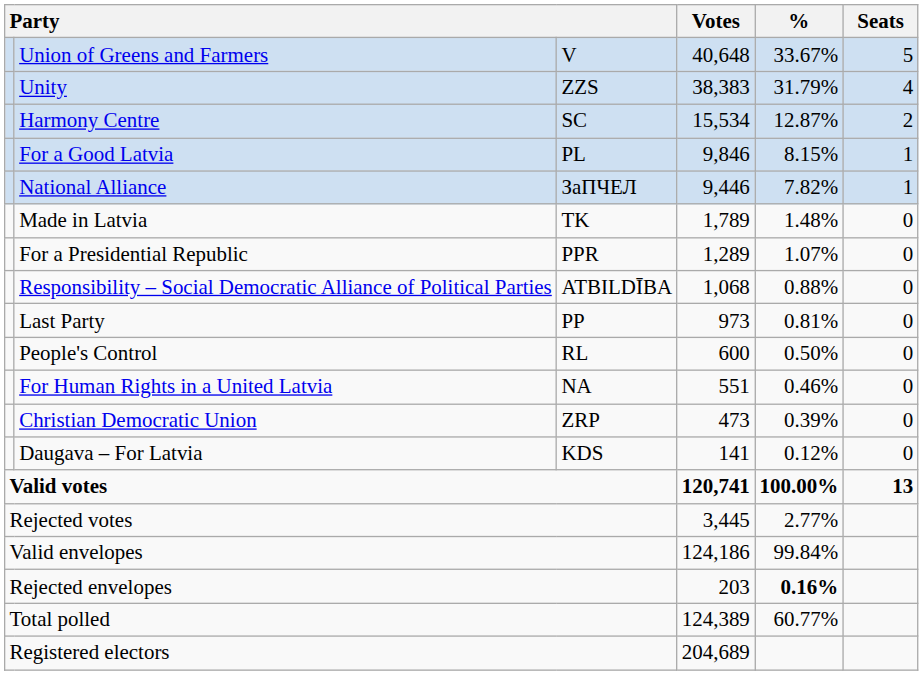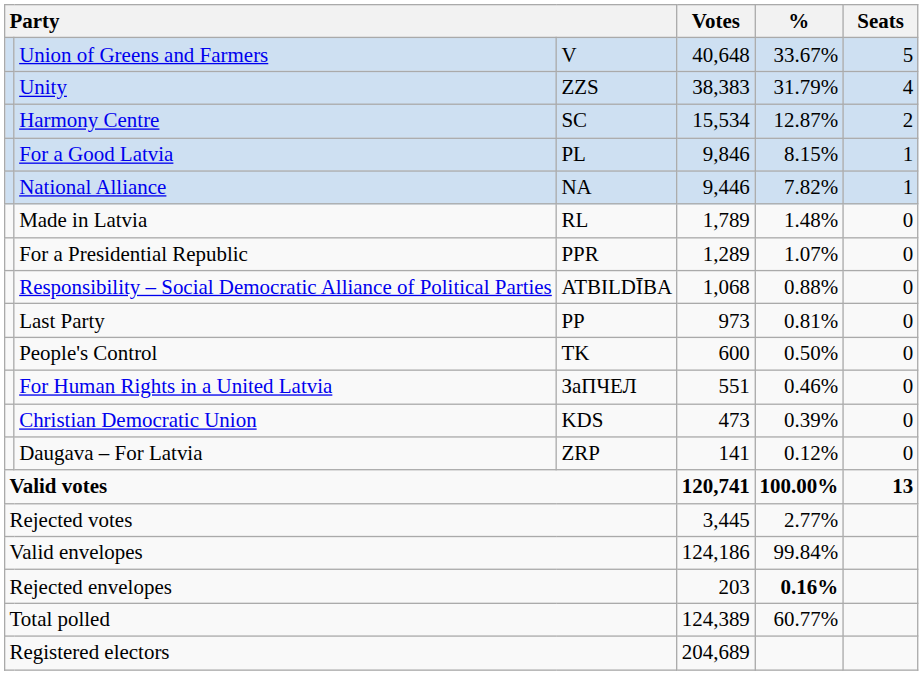(599, 187) ЗаПЧЕЛ -> (577, 187) NA
(575, 220) TK -> (575, 220) RL
(575, 353) RL -> (575, 353) TK
(577, 386) NA -> (599, 386) ЗаПЧЕЛ
(581, 420) ZRP -> (582, 420) KDS
(582, 453) KDS -> (581, 453) ZRP
